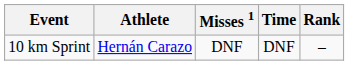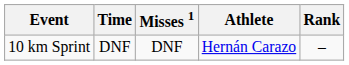columns swapped: (145, 19) <-> (279, 19)
